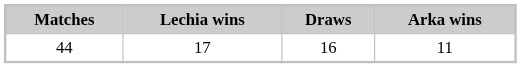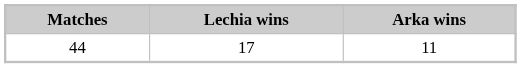- column: (328, 19)
